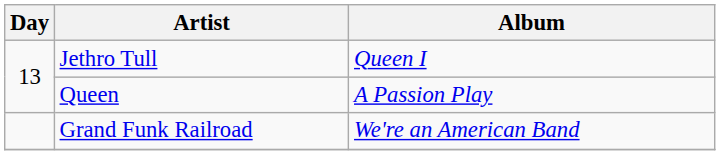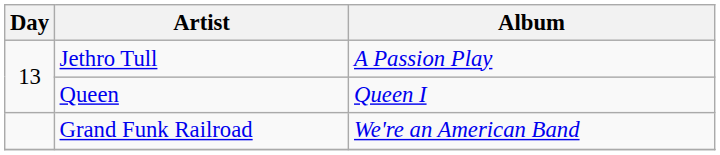(390, 58) Queen I -> (423, 58) A Passion Play
(423, 94) A Passion Play -> (390, 94) Queen I
